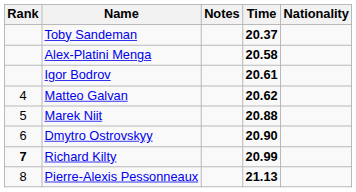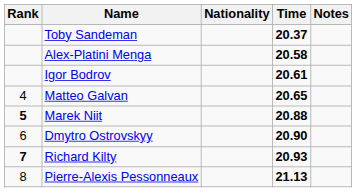columns swapped: (316, 14) <-> (222, 14)
(262, 95) 20.62 -> (291, 95) 20.65
(23, 116) normal -> (23, 116) bold
(262, 156) 20.99 -> (291, 156) 20.93
